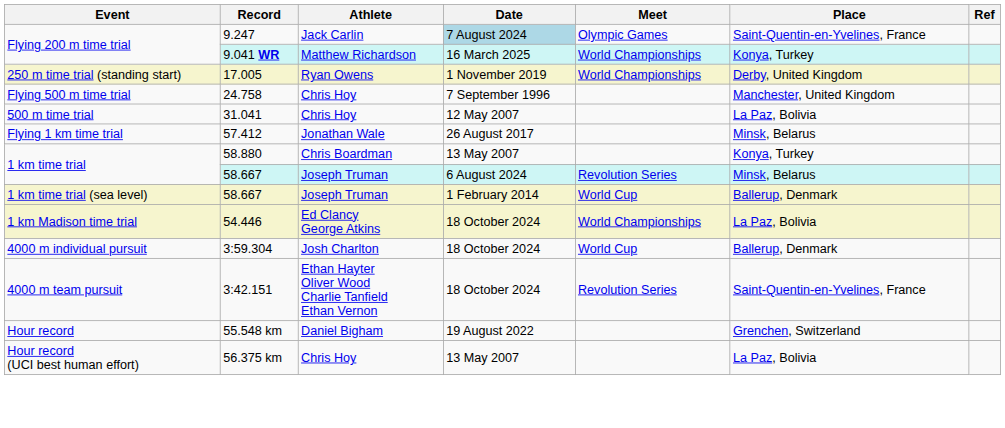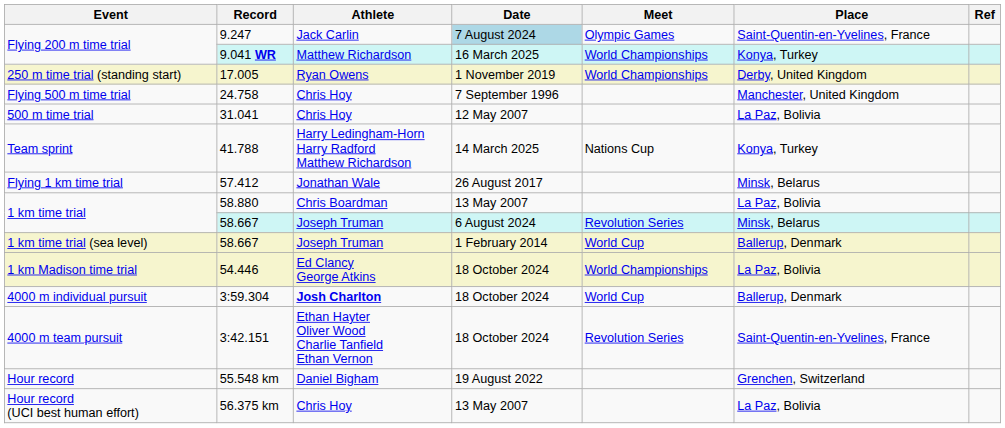+ row: (40, 149)
(773, 154) Konya, Turkey -> (779, 203) La Paz, Bolivia
(340, 248) normal -> (339, 297) bold
